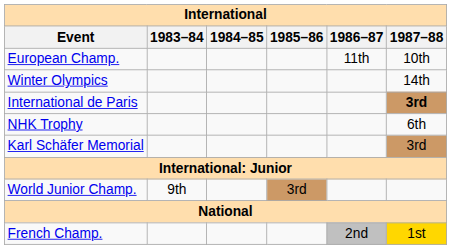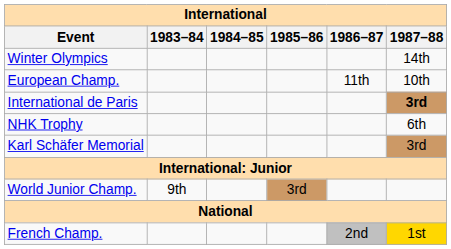rows swapped: (58, 80) <-> (63, 59)
